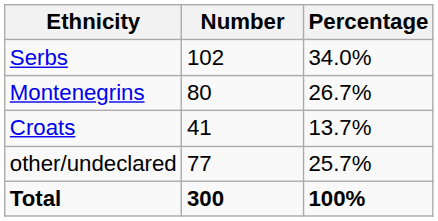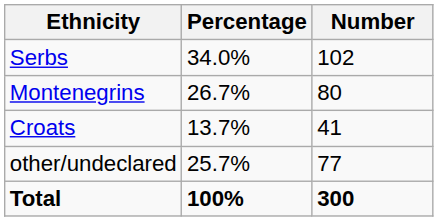columns swapped: (243, 22) <-> (368, 22)
